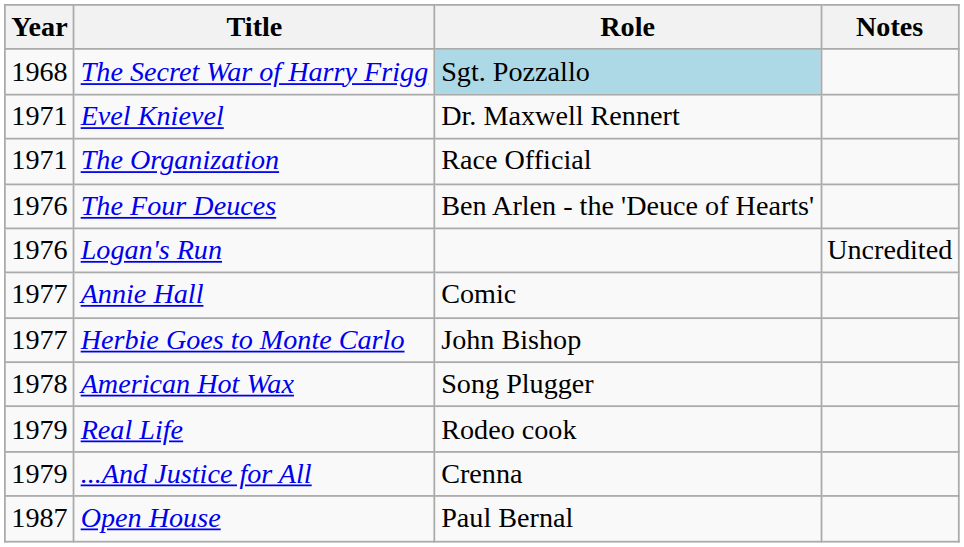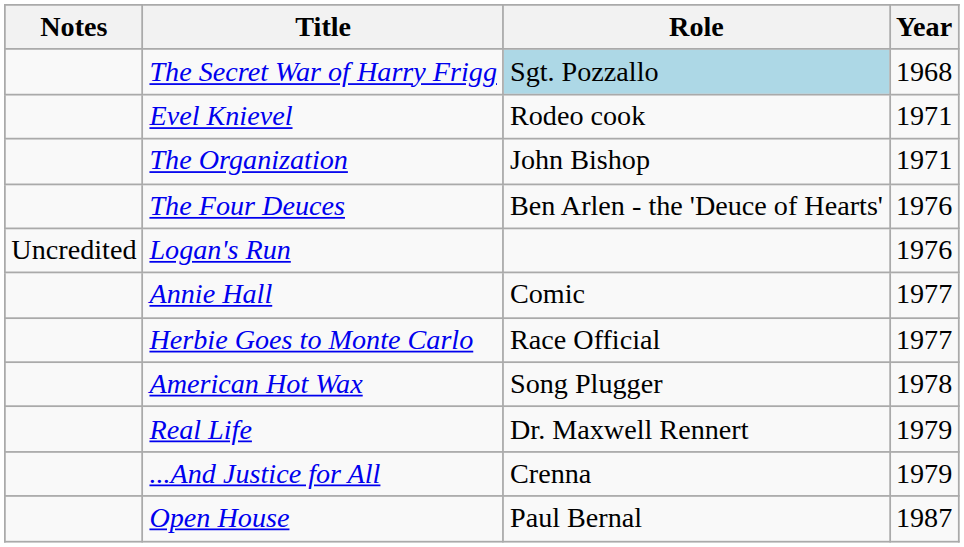columns swapped: (40, 26) <-> (890, 26)
(560, 116) Dr. Maxwell Rennert -> (578, 116) Rodeo cook
(516, 160) Race Official -> (580, 160) John Bishop
(511, 339) John Bishop -> (585, 339) Race Official
(509, 428) Rodeo cook -> (629, 428) Dr. Maxwell Rennert
